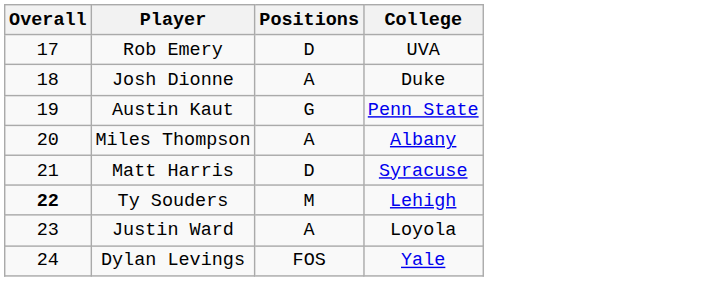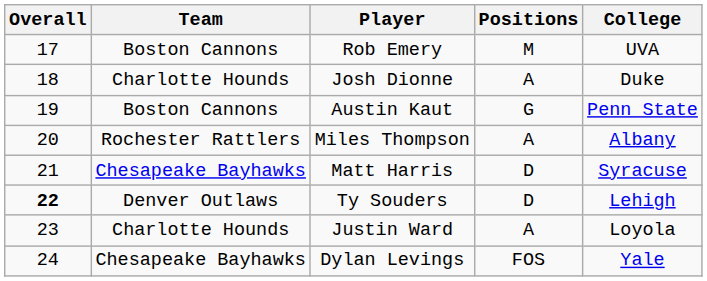+ column: (201, 20)
(309, 50) D -> (528, 50) M
(309, 200) M -> (528, 200) D
